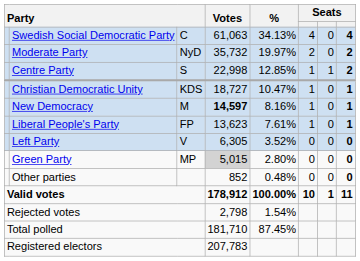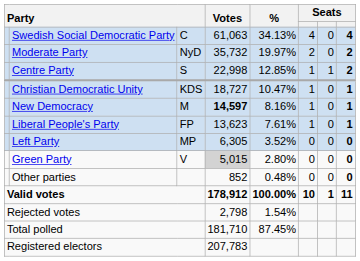(183, 142) V -> (188, 142) MP
(188, 159) MP -> (183, 159) V
